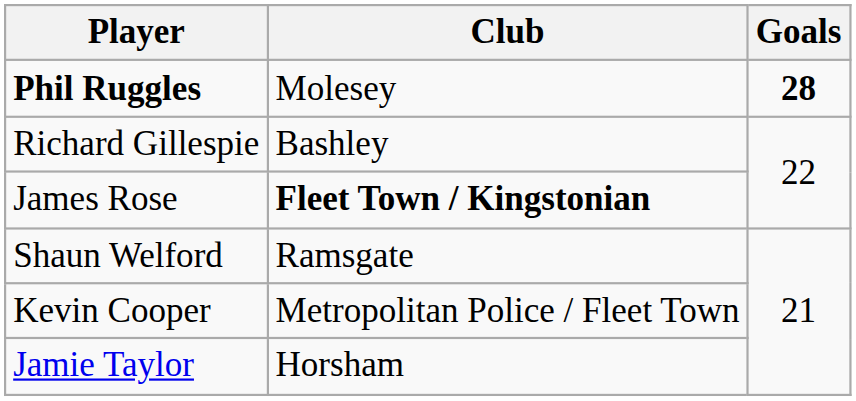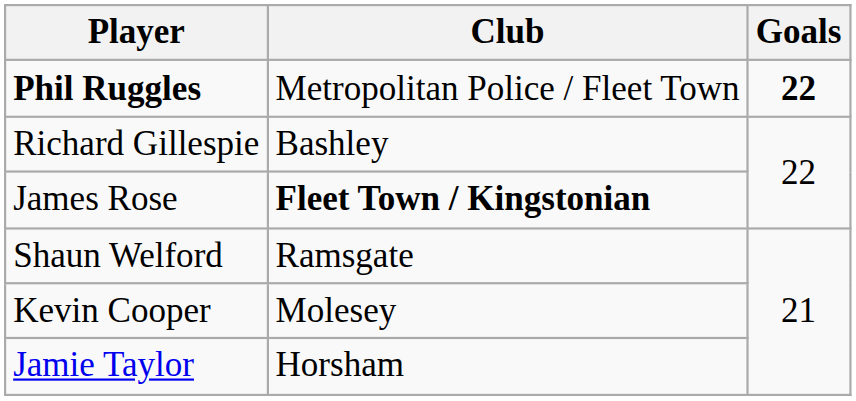(336, 87) Molesey -> (508, 87) Metropolitan Police / Fleet Town
(799, 87) 28 -> (799, 87) 22
(508, 310) Metropolitan Police / Fleet Town -> (336, 310) Molesey
